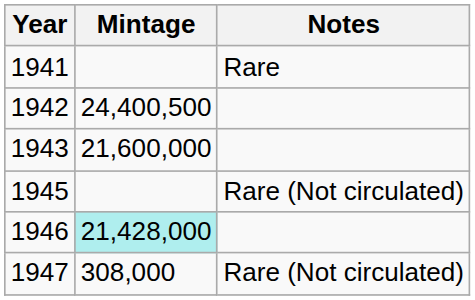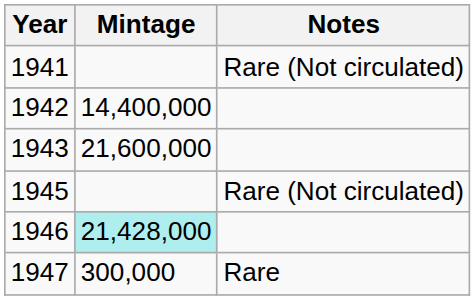(252, 66) Rare -> (344, 66) Rare (Not circulated)
(146, 107) 24,400,500 -> (146, 107) 14,400,000
(128, 273) 308,000 -> (128, 273) 300,000
(344, 273) Rare (Not circulated) -> (252, 273) Rare
